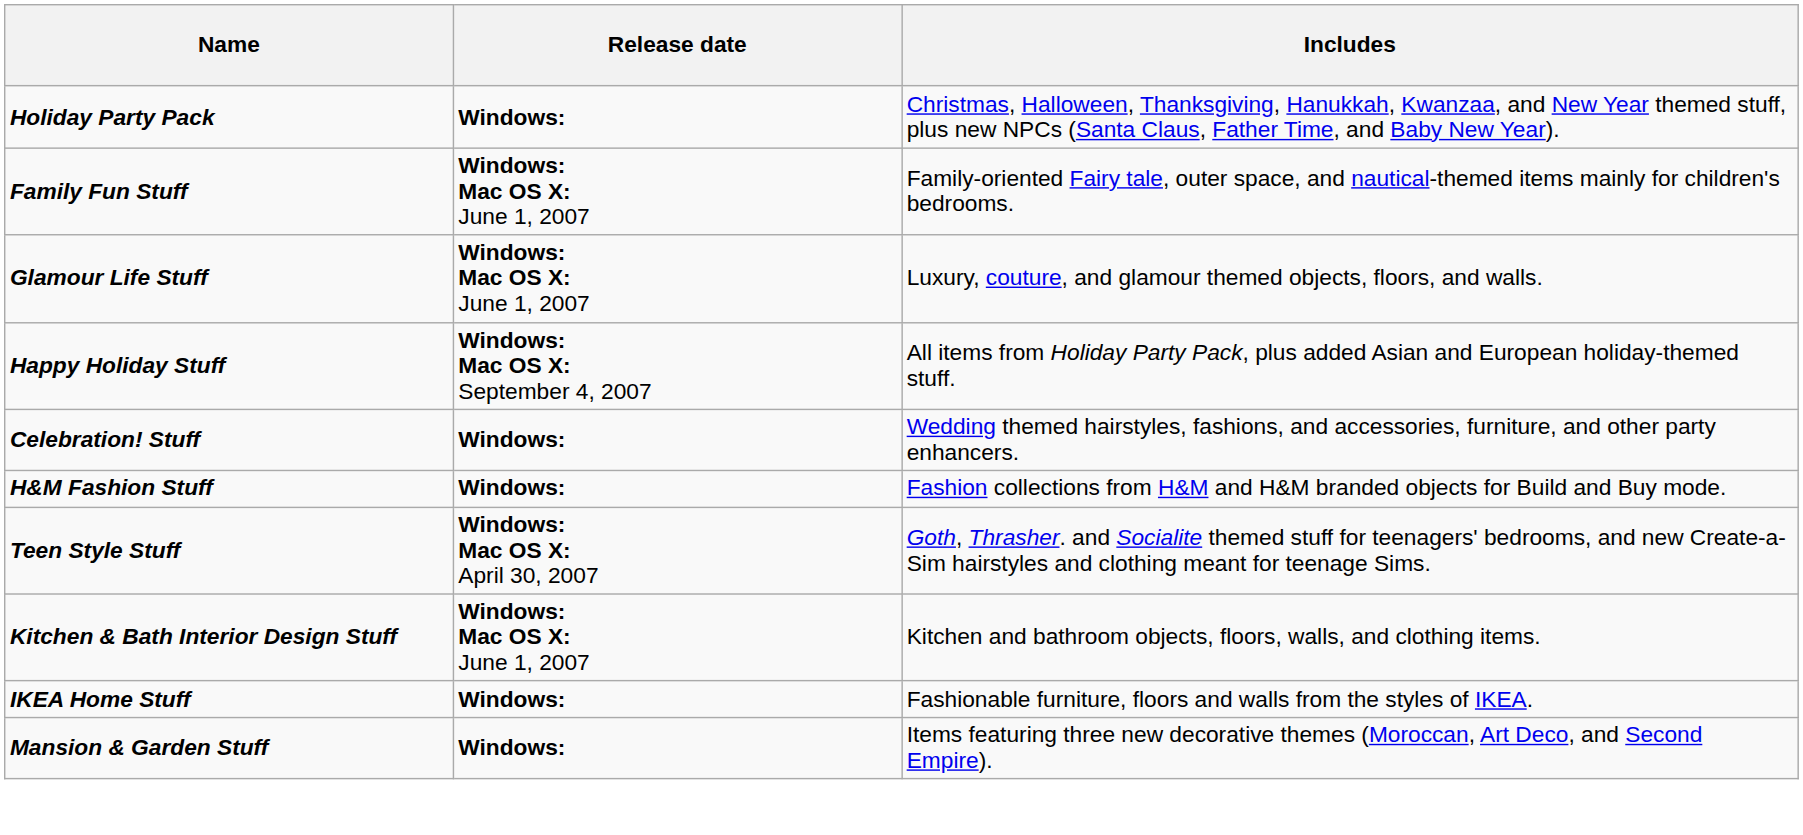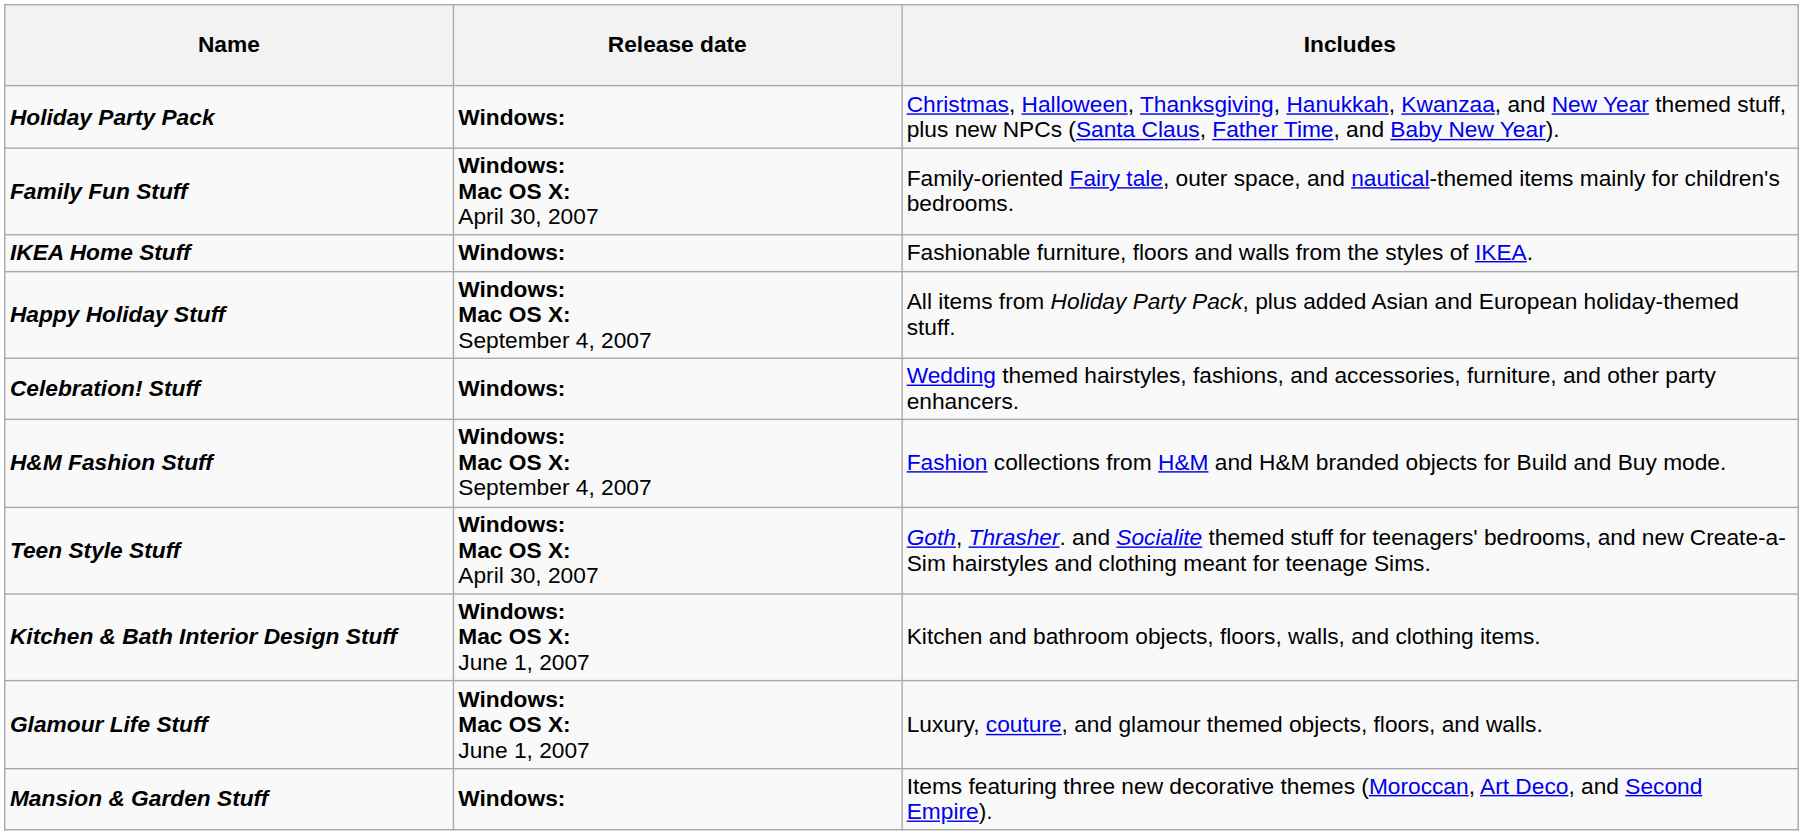(524, 191) Windows: Mac OS X: June 1, 2007 -> (528, 191) Windows: Mac OS X: April 30, 2007
rows swapped: (109, 278) <-> (100, 698)
(512, 488) Windows: -> (555, 463) Windows: Mac OS X: September 4, 2007
